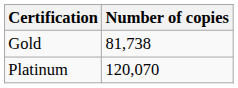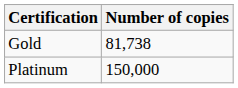(132, 69) 120,070 -> (132, 69) 150,000
